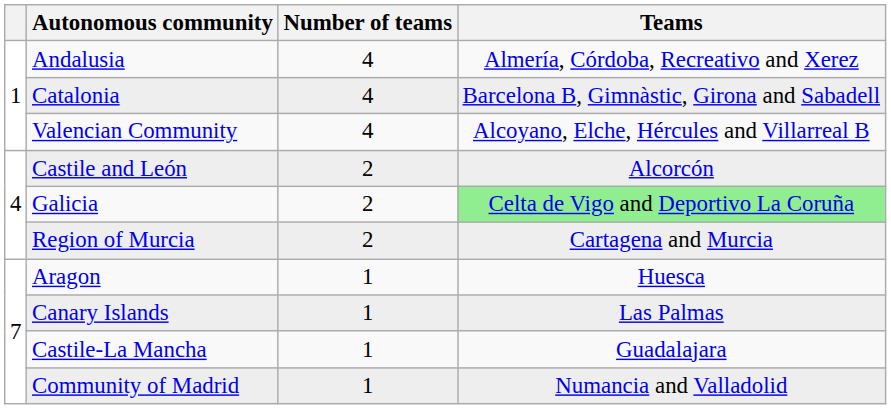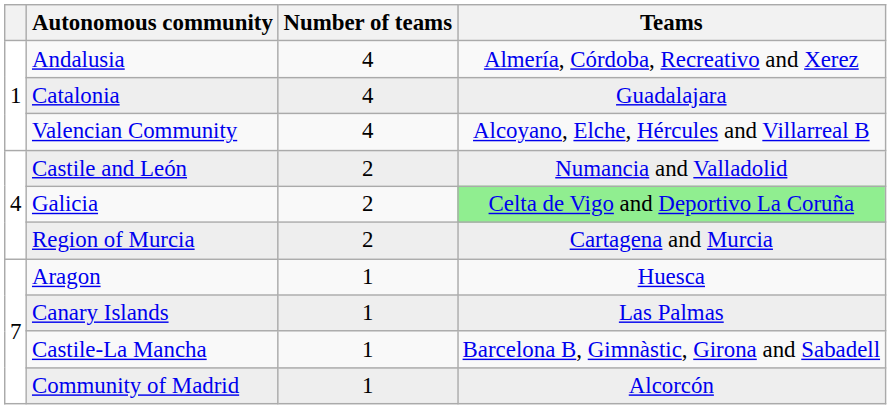(671, 95) Barcelona B, Gimnàstic, Girona and Sabadell -> (671, 95) Guadalajara
(671, 167) Alcorcón -> (671, 167) Numancia and Valladolid
(671, 349) Guadalajara -> (671, 349) Barcelona B, Gimnàstic, Girona and Sabadell
(671, 385) Numancia and Valladolid -> (671, 385) Alcorcón
